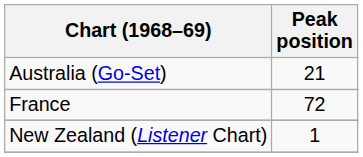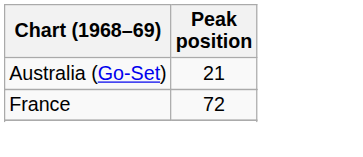- row: (138, 135)
